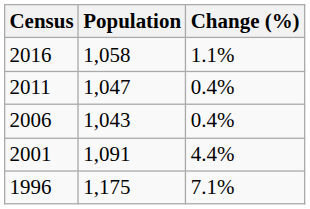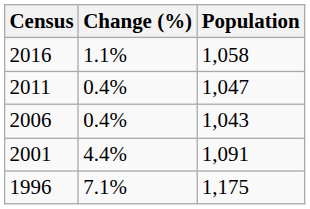columns swapped: (132, 21) <-> (245, 21)
